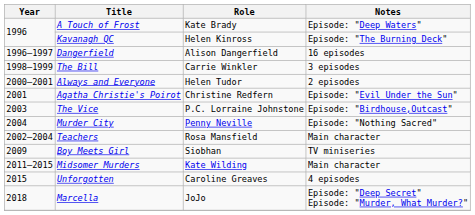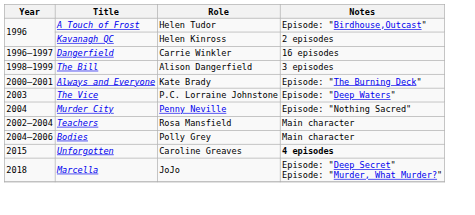(211, 25) Kate Brady -> (188, 25) Helen Tudor
(365, 25) Episode: "Deep Waters" -> (354, 25) Episode: "Birdhouse,Outcast"
(378, 39) Episode: "The Burning Deck" -> (308, 39) 2 episodes
(232, 53) Alison Dangerfield -> (195, 53) Carrie Winkler
(221, 67) Carrie Winkler -> (206, 67) Alison Dangerfield
(213, 81) Helen Tudor -> (185, 81) Kate Brady
(334, 81) 2 episodes -> (352, 81) Episode: "The Burning Deck"
- row: (119, 95)
(380, 109) Episode: "Birdhouse,Outcast" -> (339, 95) Episode: "Deep Waters"
+ row: (72, 137)
- row: (93, 151)
- row: (98, 165)
(334, 179) normal -> (308, 151) bold
